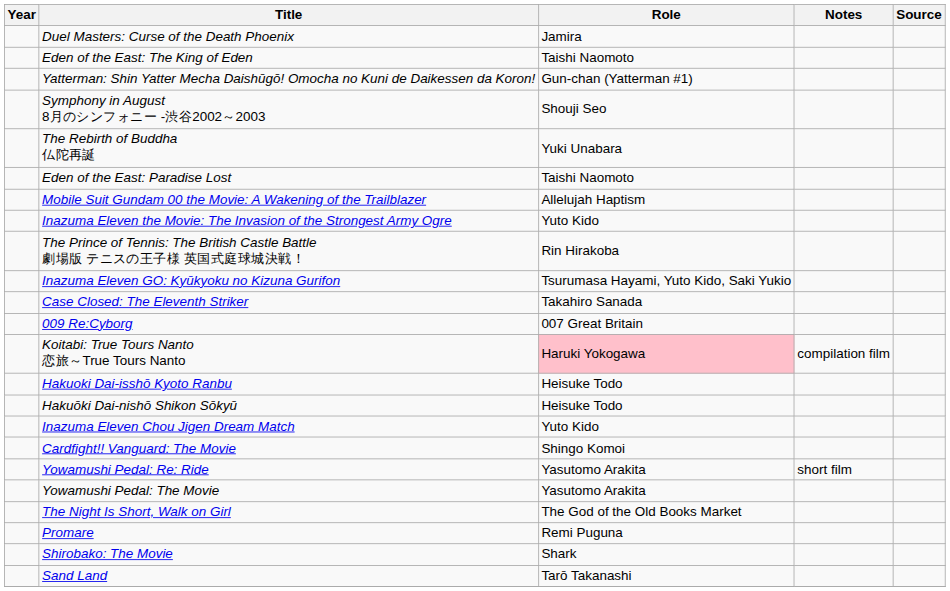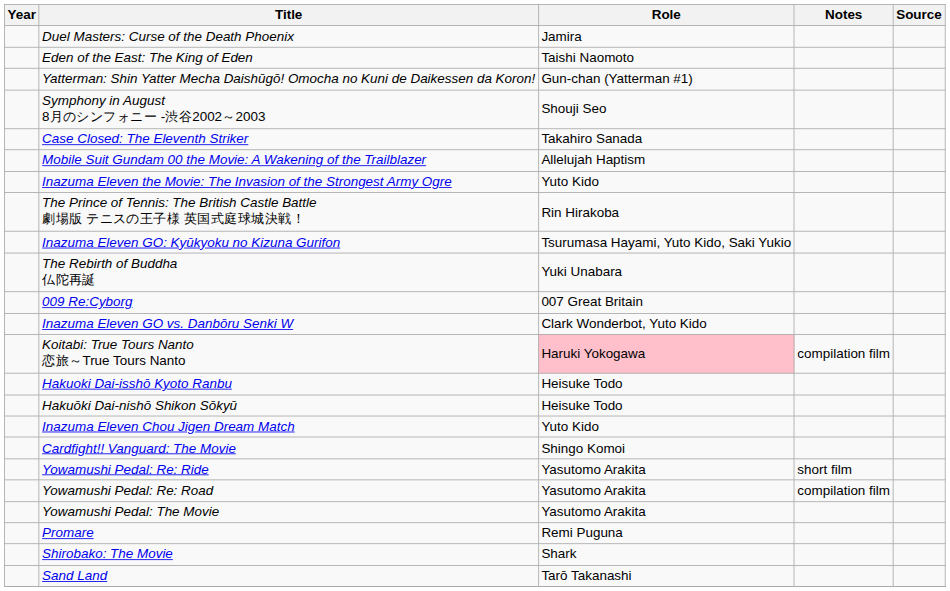rows swapped: (110, 147) <-> (145, 302)
- row: (137, 178)
+ row: (168, 323)
+ row: (128, 490)
- row: (136, 512)
